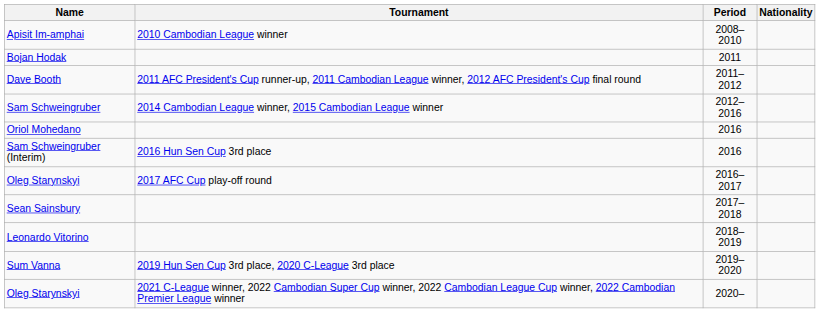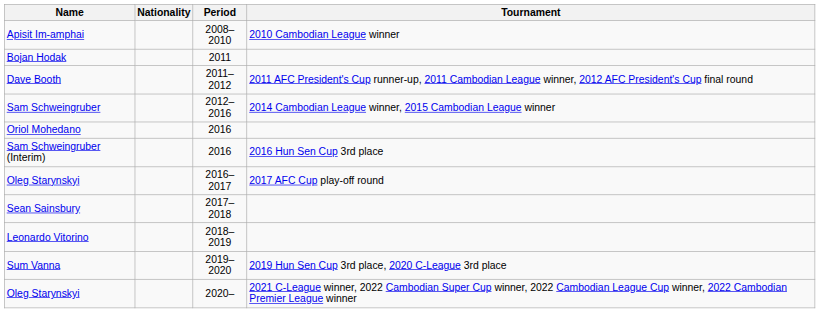columns swapped: (786, 12) <-> (419, 12)
